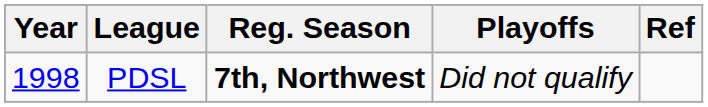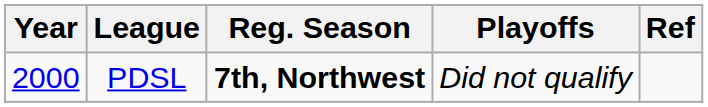(46, 76) 1998 -> (46, 76) 2000
